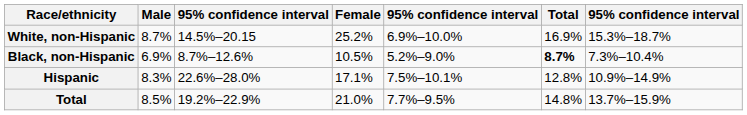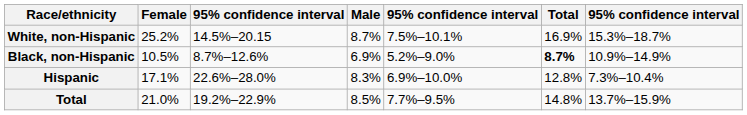columns swapped: (358, 15) <-> (156, 15)
(425, 36) 6.9%–10.0% -> (425, 36) 7.5%–10.1%
(626, 57) 7.3%–10.4% -> (630, 57) 10.9%–14.9%
(425, 78) 7.5%–10.1% -> (425, 78) 6.9%–10.0%
(630, 78) 10.9%–14.9% -> (626, 78) 7.3%–10.4%
